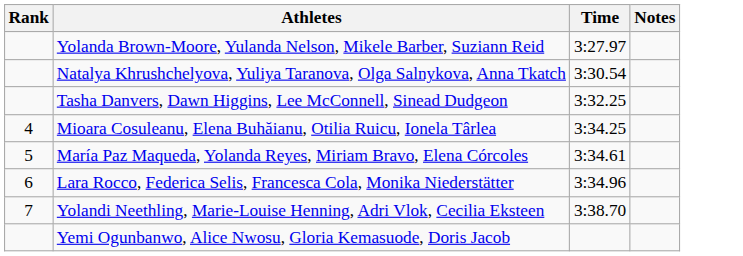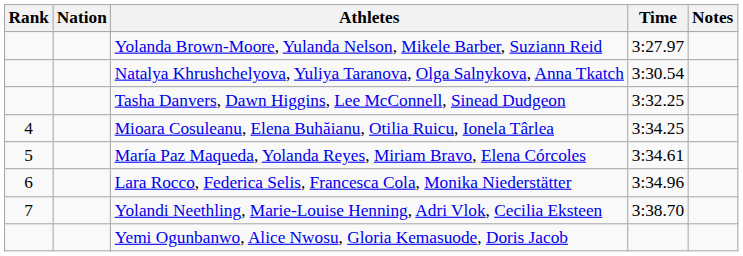+ column: (82, 18)
